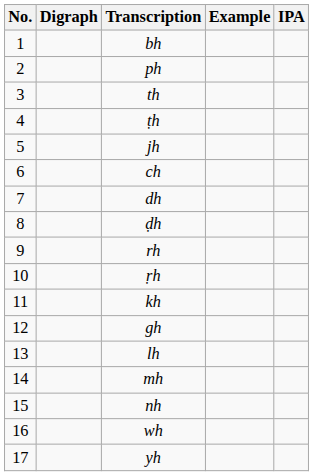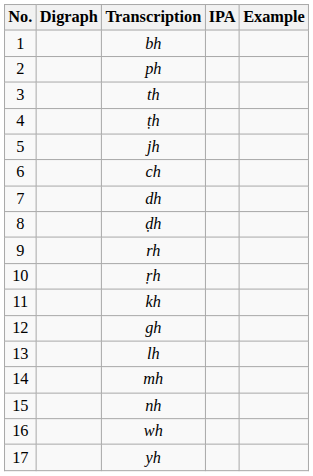columns swapped: (291, 17) <-> (240, 17)
